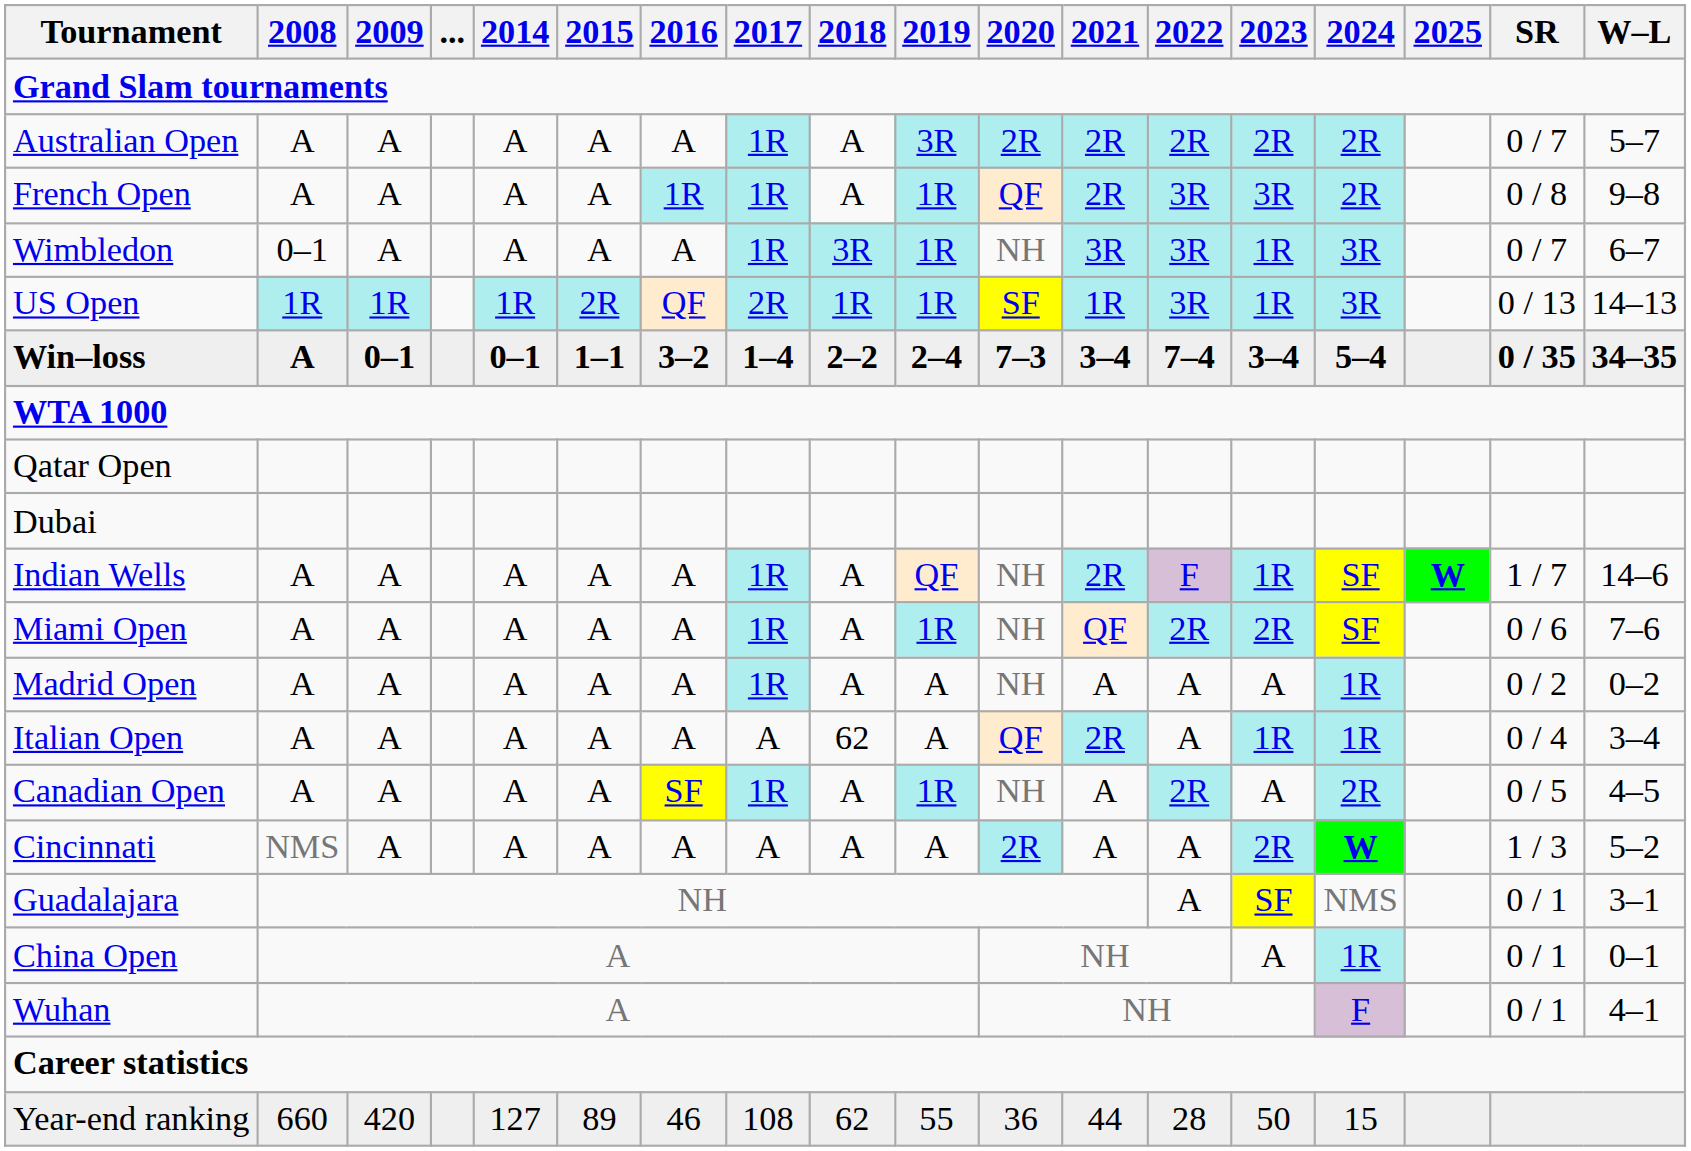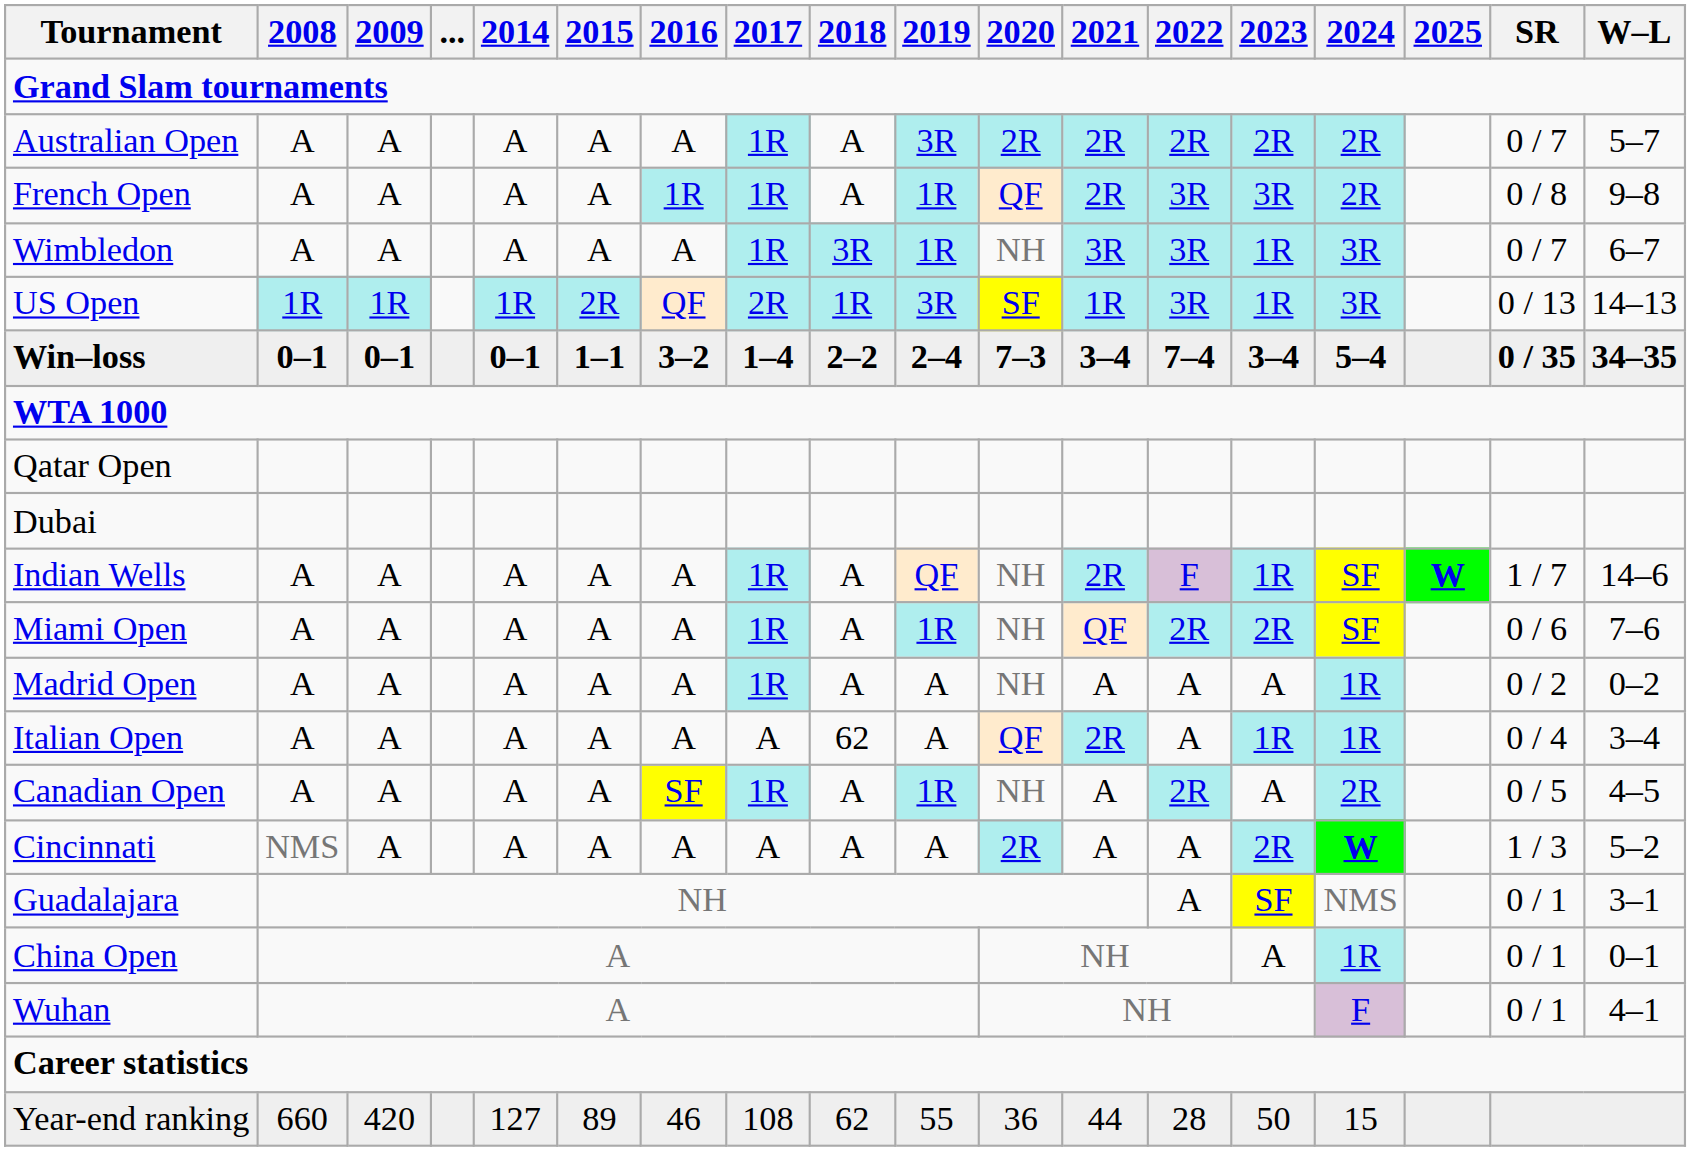(302, 248) 0–1 -> (302, 248) A
(936, 303) 1R -> (936, 303) 3R
(302, 357) A -> (302, 357) 0–1
